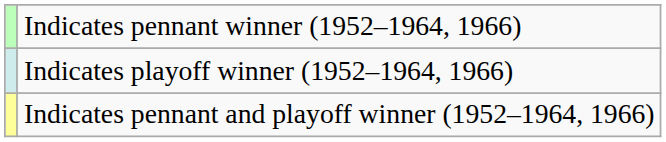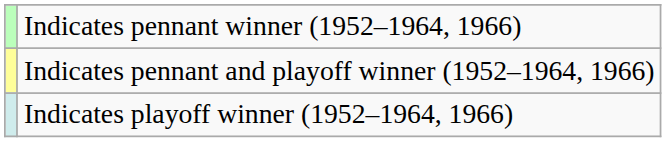rows swapped: (269, 70) <-> (339, 114)
